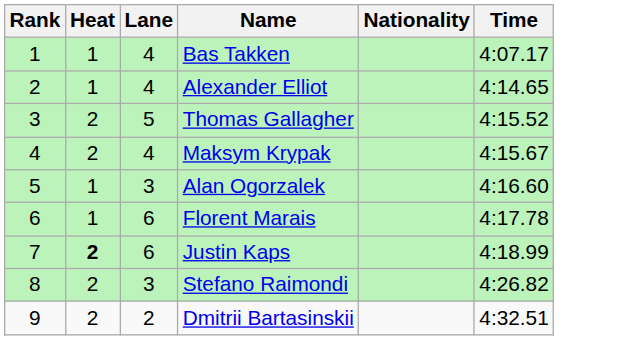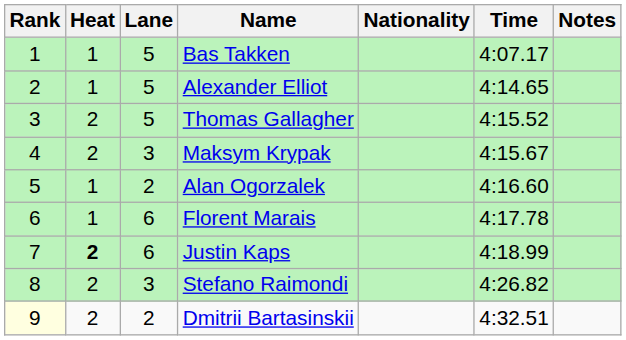+ column: (587, 20)
(149, 53) 4 -> (149, 53) 5
(149, 86) 4 -> (149, 86) 5
(149, 152) 4 -> (149, 152) 3
(149, 185) 3 -> (149, 185) 2
(35, 317) no background -> (35, 317) lightyellow background
